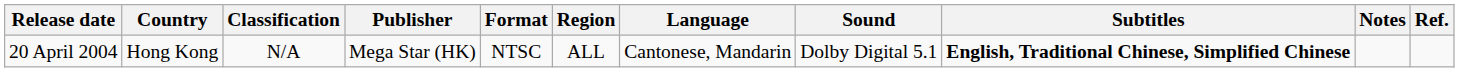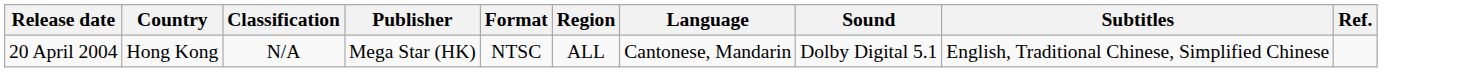- column: (1383, 19)
(1148, 50) bold -> (1138, 50) normal
